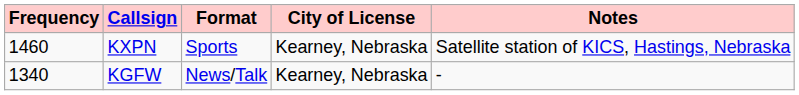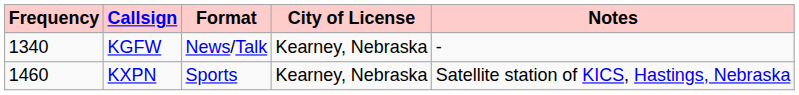rows swapped: (134, 75) <-> (132, 47)
